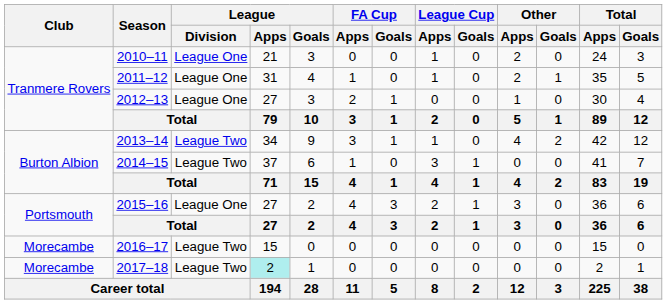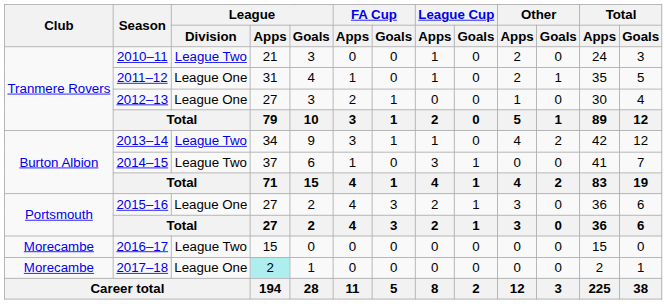(211, 57) League One -> (211, 57) League Two
(211, 267) League Two -> (211, 267) League One
